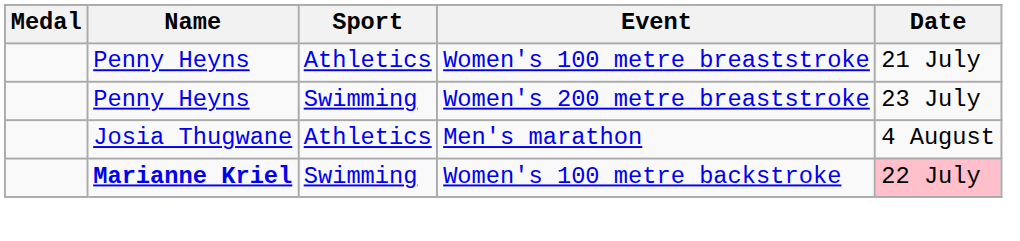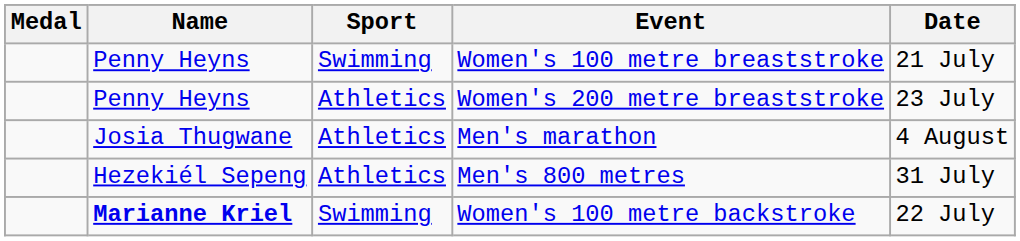(368, 63) Athletics -> (375, 63) Swimming
(361, 101) Swimming -> (382, 101) Athletics
+ row: (571, 178)
(931, 178) pink background -> (945, 216) no background
